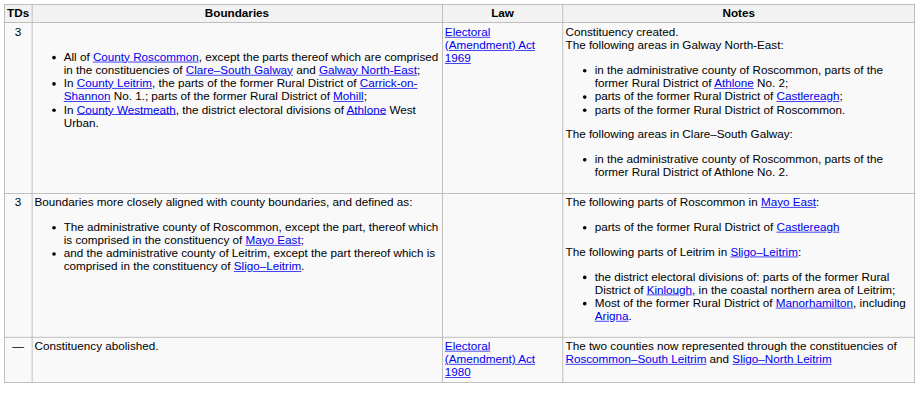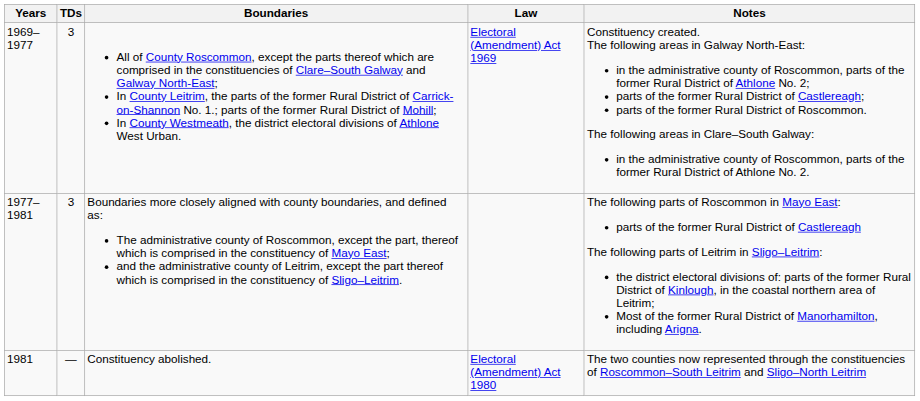+ column: (31, 13)
